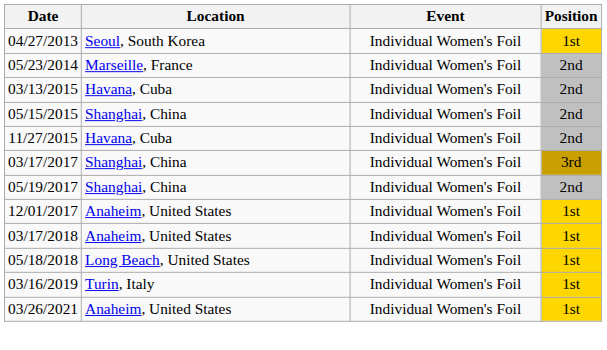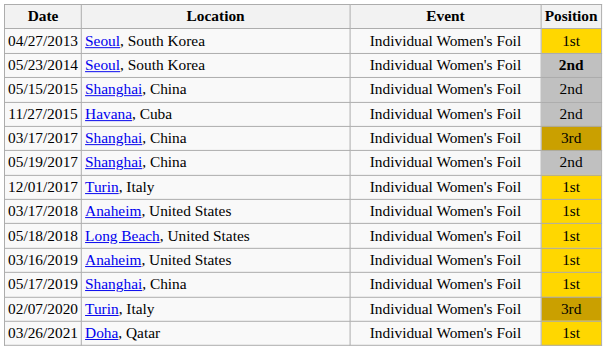(139, 65) Marseille, France -> (145, 65) Seoul, South Korea
(571, 65) normal -> (571, 65) bold
- row: (43, 89)
(158, 211) Anaheim, United States -> (120, 187) Turin, Italy
(120, 284) Turin, Italy -> (158, 260) Anaheim, United States
+ row: (43, 284)
+ row: (43, 308)
(158, 308) Anaheim, United States -> (123, 333) Doha, Qatar
